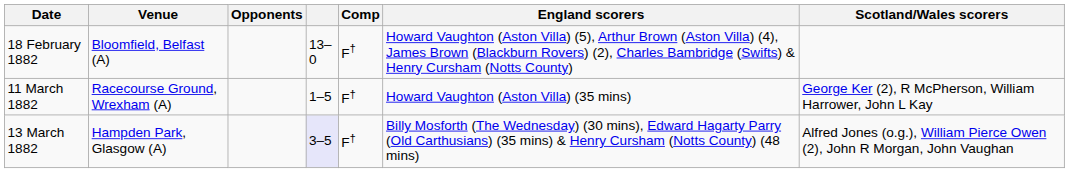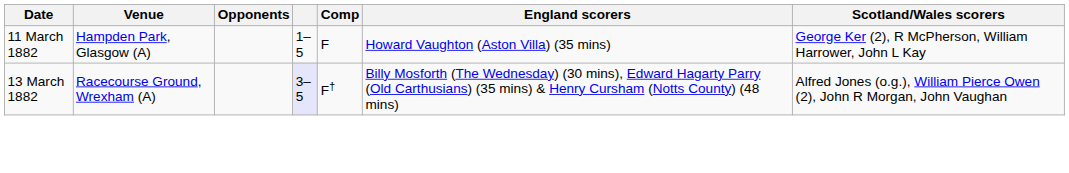- row: (44, 52)
(154, 96) Racecourse Ground, Wrexham (A) -> (123, 44) Hampden Park, Glasgow (A)
(349, 96) F† -> (325, 44) F
(139, 141) Hampden Park, Glasgow (A) -> (139, 89) Racecourse Ground, Wrexham (A)
